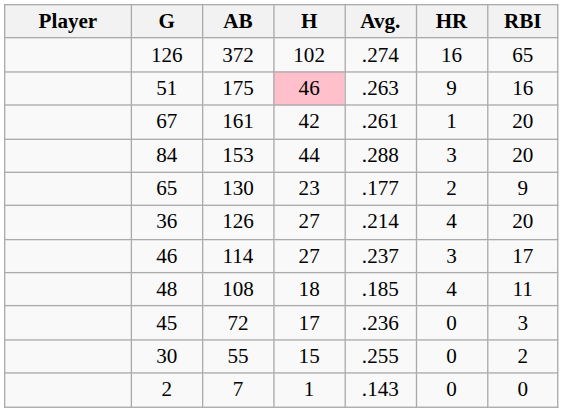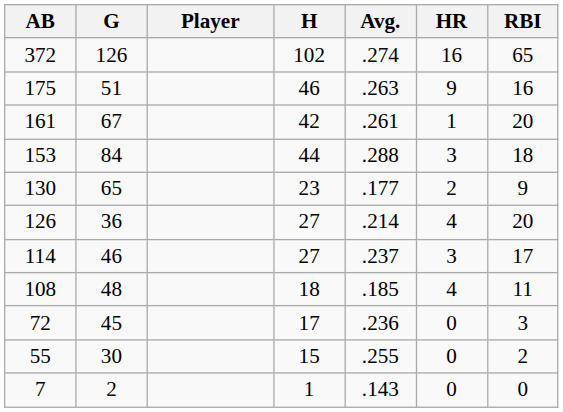columns swapped: (68, 21) <-> (238, 21)
(309, 88) pink background -> (309, 88) no background
(523, 155) 20 -> (523, 155) 18
